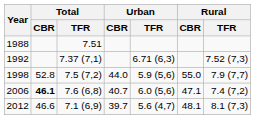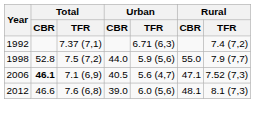- row: (18, 43)
(227, 59) 7.52 (7,3) -> (229, 43) 7.4 (7,2)
(83, 91) 7.6 (6,8) -> (83, 75) 7.1 (6,9)
(118, 91) 40.7 -> (118, 75) 40.5
(156, 91) 6.0 (5,6) -> (156, 75) 5.6 (4,7)
(229, 91) 7.4 (7,2) -> (227, 75) 7.52 (7,3)
(83, 106) 7.1 (6,9) -> (83, 91) 7.6 (6,8)
(118, 106) 39.7 -> (118, 91) 39.0
(156, 106) 5.6 (4,7) -> (156, 91) 6.0 (5,6)
